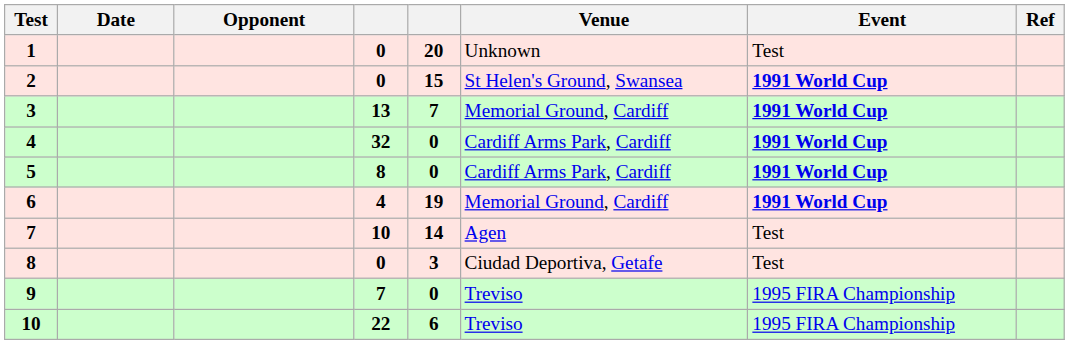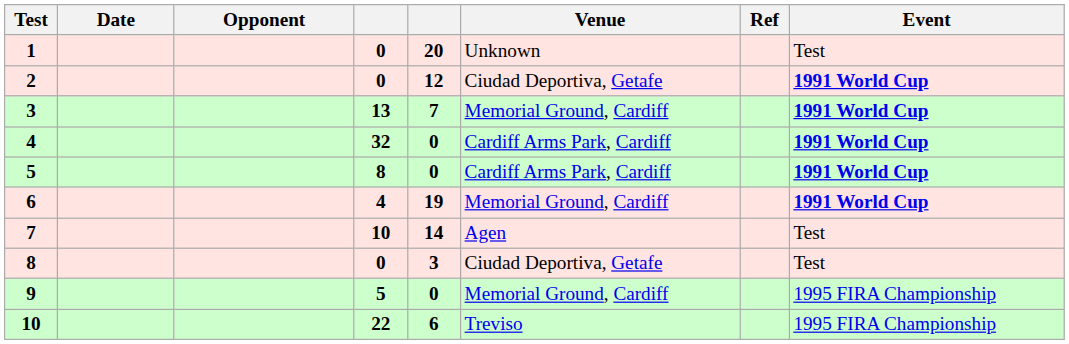columns swapped: (882, 19) <-> (1040, 19)
(434, 80) 15 -> (434, 80) 12
(574, 80) St Helen's Ground, Swansea -> (564, 80) Ciudad Deportiva, Getafe
(381, 293) 7 -> (381, 293) 5
(494, 293) Treviso -> (567, 293) Memorial Ground, Cardiff
